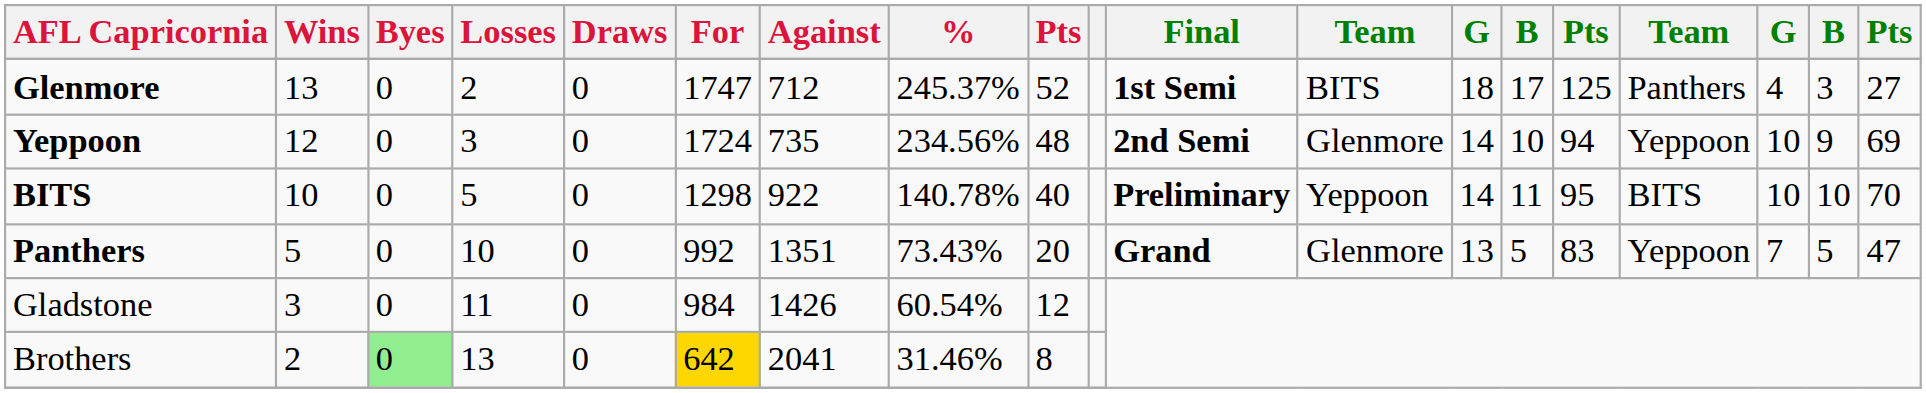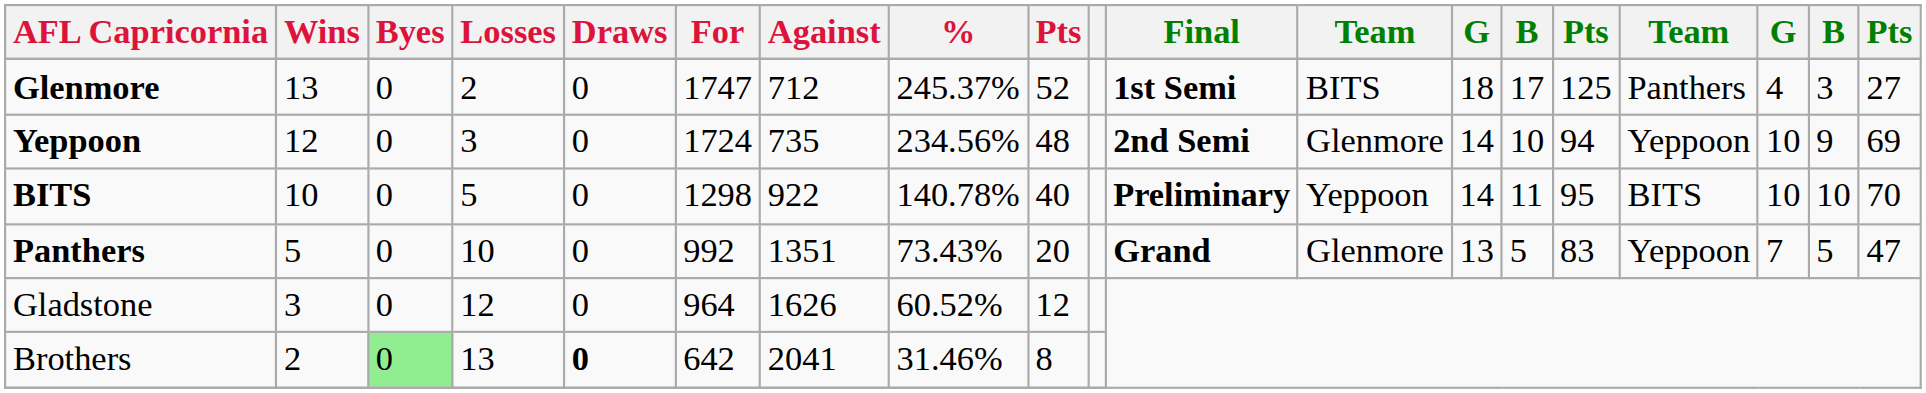(477, 304) 11 -> (478, 304) 12
(709, 304) 984 -> (709, 304) 964
(802, 304) 1426 -> (802, 304) 1626
(950, 304) 60.54% -> (950, 304) 60.52%
(580, 359) normal -> (580, 359) bold
(709, 359) gold background -> (709, 359) no background
